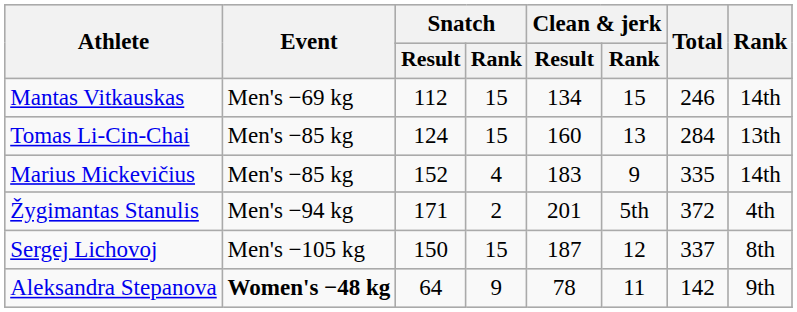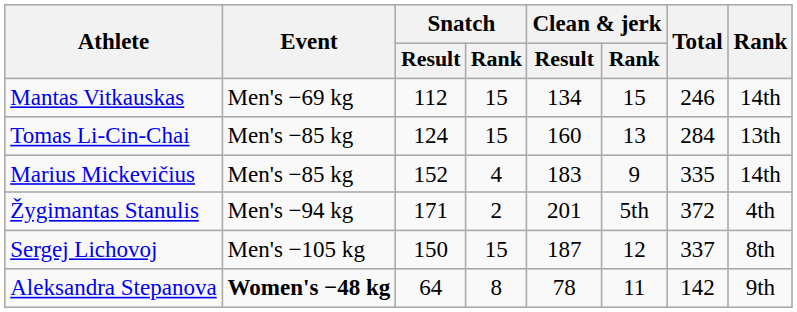(496, 287) 9 -> (496, 287) 8
